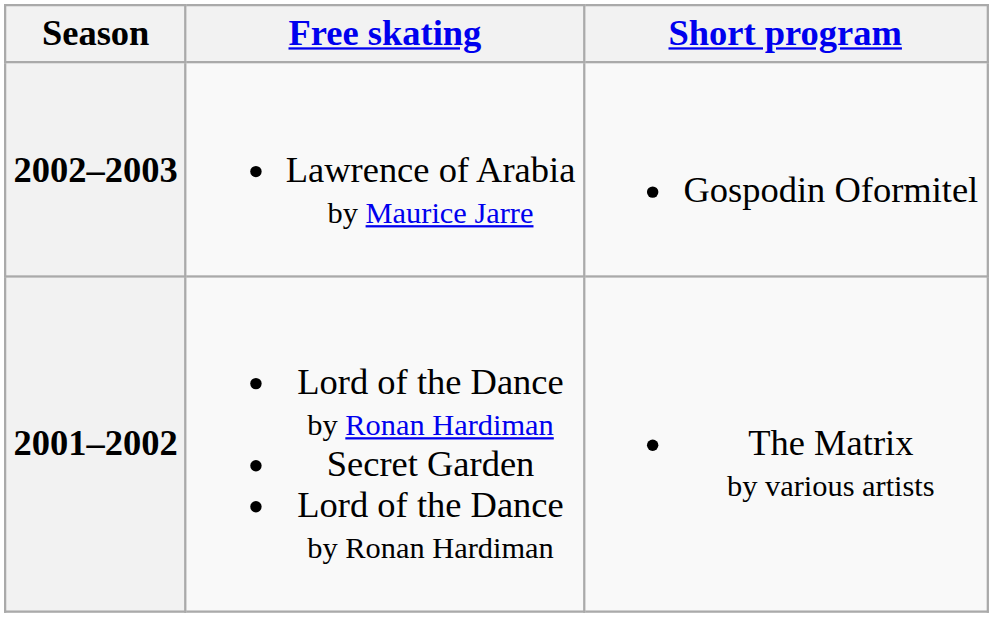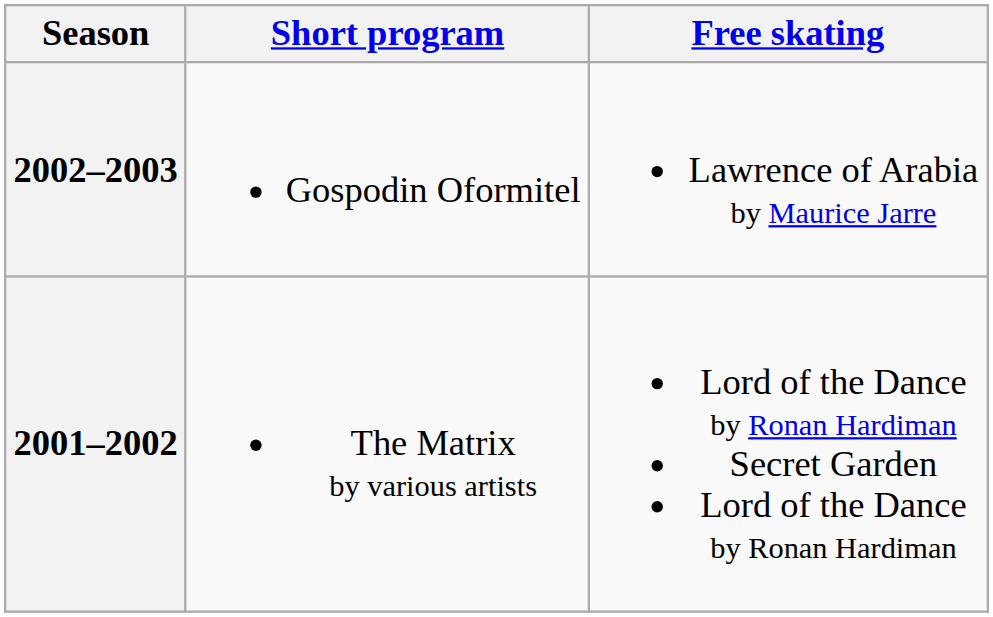columns swapped: (785, 33) <-> (385, 33)
